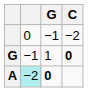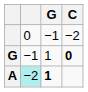(48, 76) 0 -> (48, 76) 1
